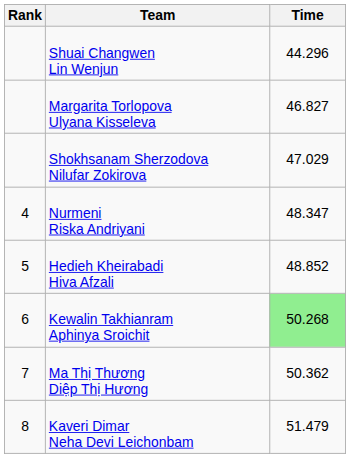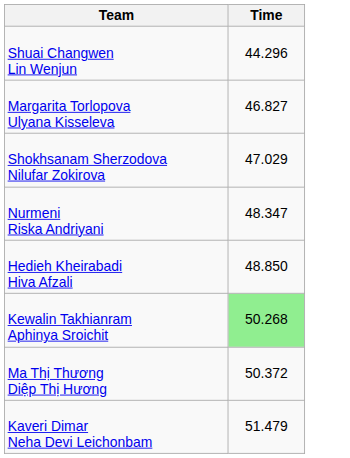- column: (25, 15)
(308, 266) 48.852 -> (266, 266) 48.850
(308, 373) 50.362 -> (266, 373) 50.372
